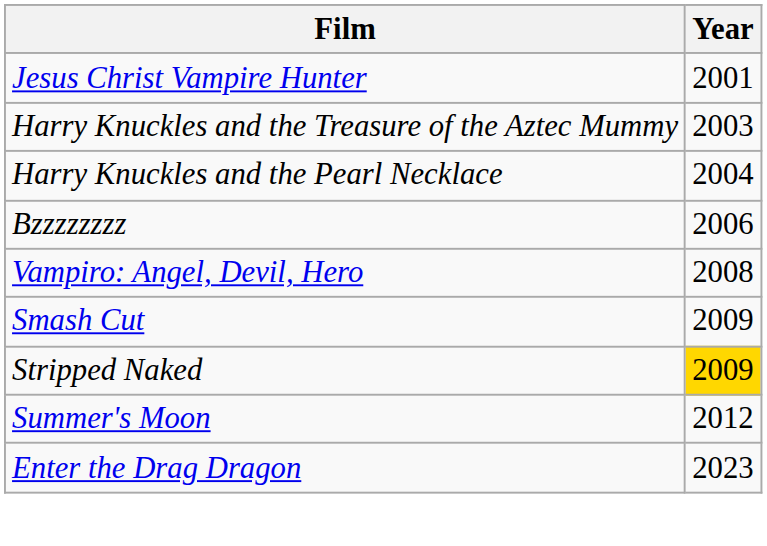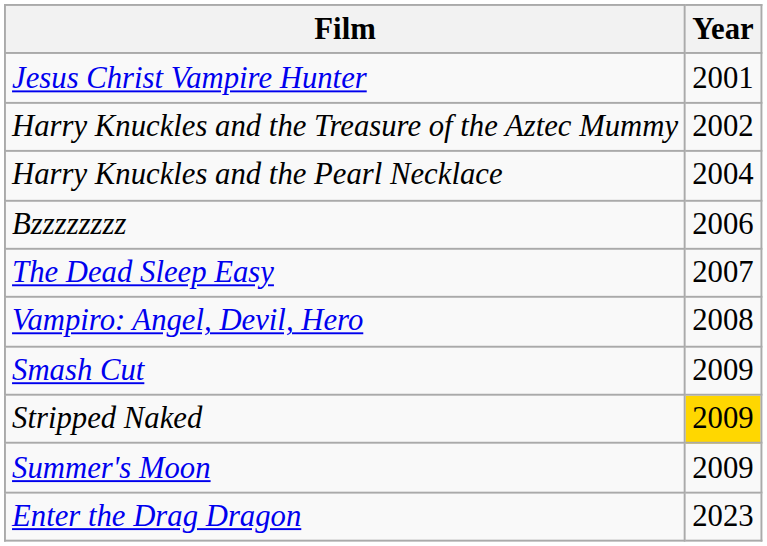(723, 126) 2003 -> (723, 126) 2002
+ row: (143, 272)
(723, 418) 2012 -> (723, 467) 2009
